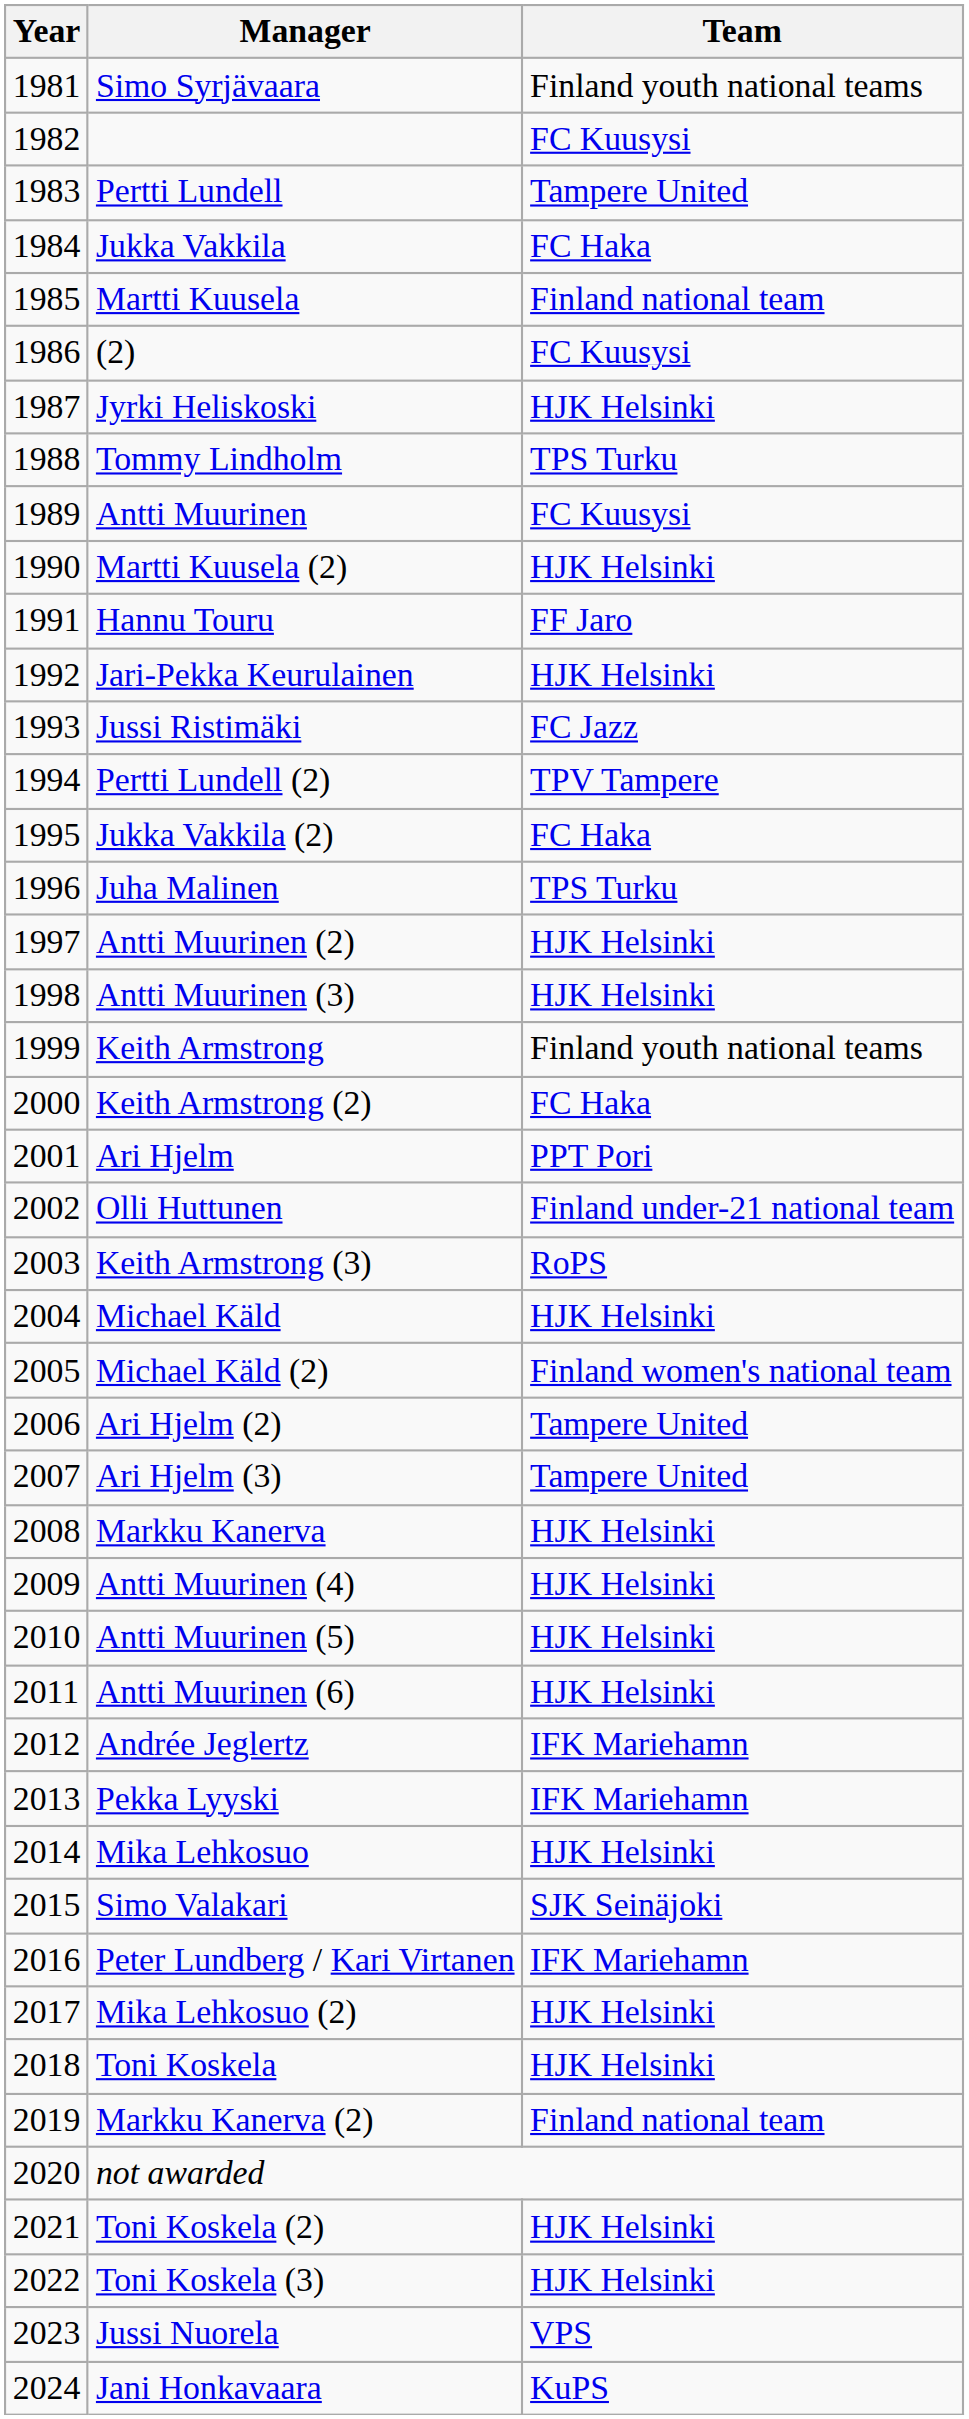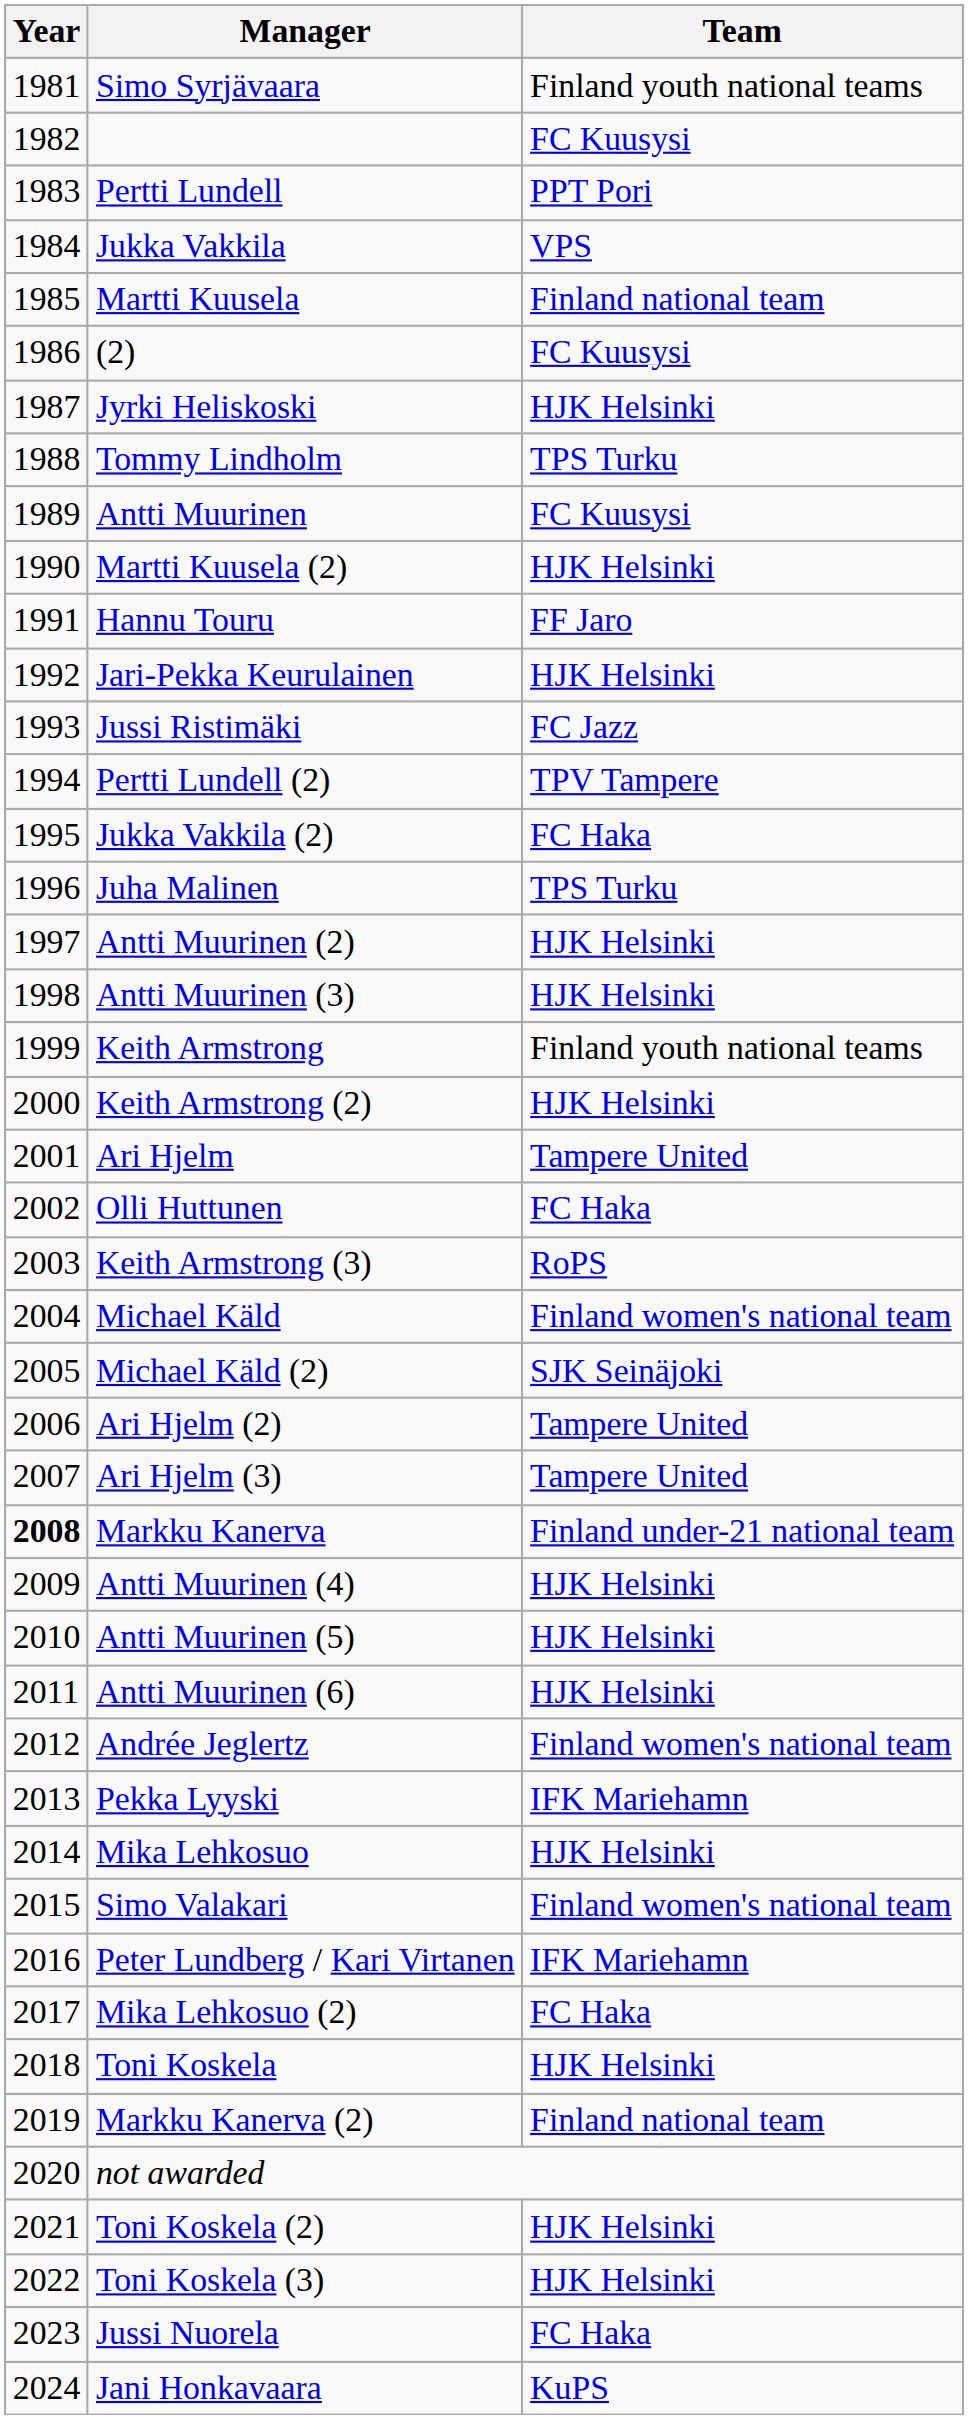(639, 191) Tampere United -> (591, 191) PPT Pori
(591, 245) FC Haka -> (561, 245) VPS
(591, 1102) FC Haka -> (622, 1102) HJK Helsinki
(591, 1155) PPT Pori -> (639, 1155) Tampere United
(742, 1209) Finland under-21 national team -> (591, 1209) FC Haka
(622, 1316) HJK Helsinki -> (741, 1316) Finland women's national team
(741, 1369) Finland women's national team -> (626, 1369) SJK Seinäjoki
(47, 1530) normal -> (47, 1530) bold
(622, 1530) HJK Helsinki -> (742, 1530) Finland under-21 national team
(639, 1744) IFK Mariehamn -> (741, 1744) Finland women's national team
(626, 1905) SJK Seinäjoki -> (741, 1905) Finland women's national team
(622, 2012) HJK Helsinki -> (591, 2012) FC Haka
(561, 2333) VPS -> (591, 2333) FC Haka
